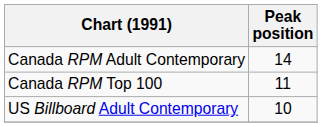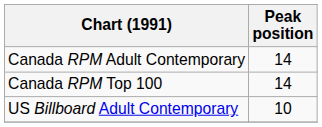(283, 84) 11 -> (283, 84) 14
